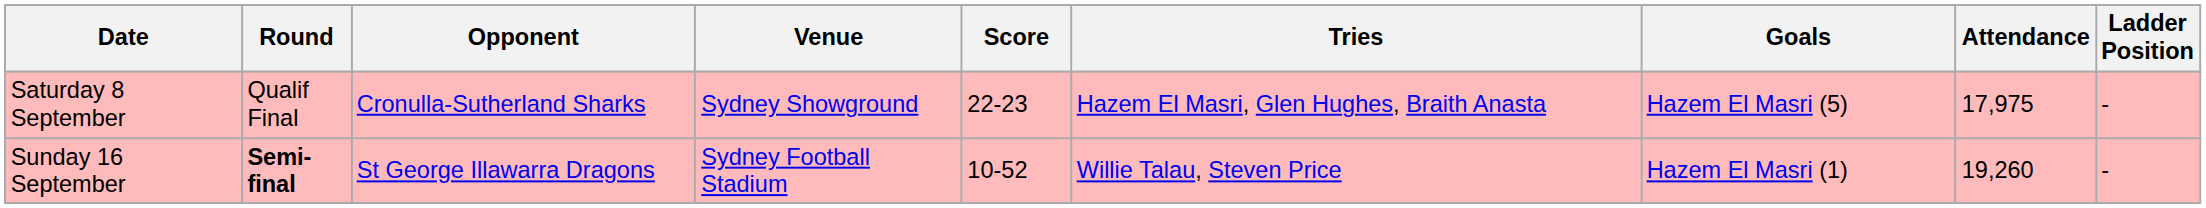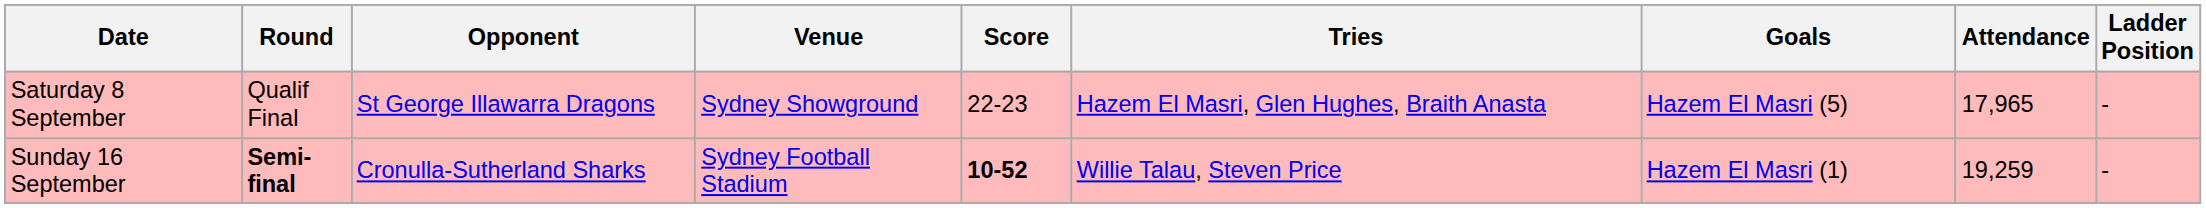(501, 104) Cronulla-Sutherland Sharks -> (506, 104) St George Illawarra Dragons
(1998, 104) 17,975 -> (1998, 104) 17,965
(506, 171) St George Illawarra Dragons -> (501, 171) Cronulla-Sutherland Sharks
(997, 171) normal -> (997, 171) bold
(1998, 171) 19,260 -> (1998, 171) 19,259
